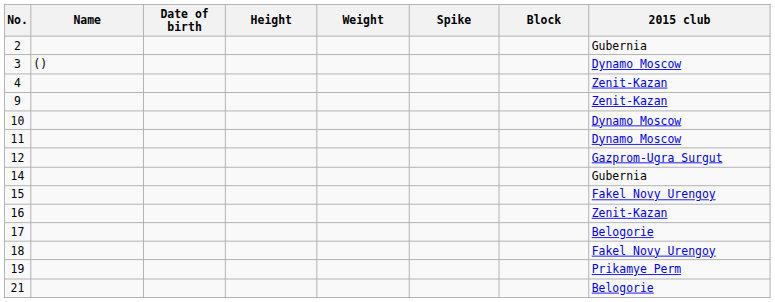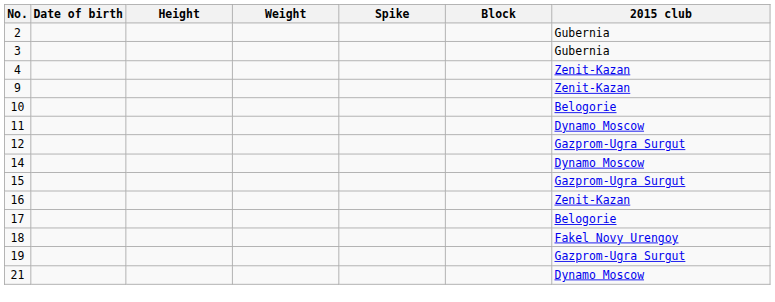- column: (87, 20)
(636, 64) Dynamo Moscow -> (582, 51) Gubernia
(636, 120) Dynamo Moscow -> (585, 107) Belogorie
(619, 176) Gubernia -> (599, 163) Dynamo Moscow
(654, 195) Fakel Novy Urengoy -> (620, 182) Gazprom-Ugra Surgut
(636, 269) Prikamye Perm -> (620, 256) Gazprom-Ugra Surgut
(623, 288) Belogorie -> (599, 275) Dynamo Moscow
